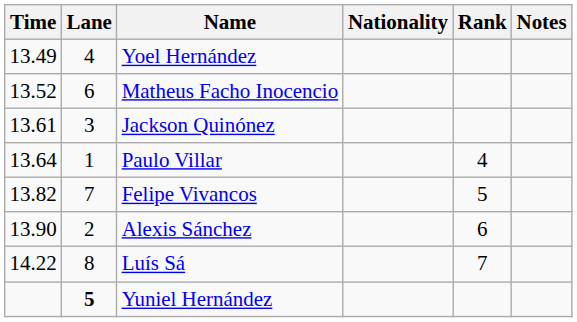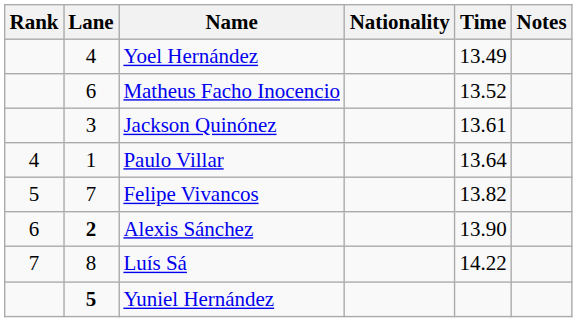columns swapped: (482, 21) <-> (33, 21)
(89, 229) normal -> (91, 229) bold
